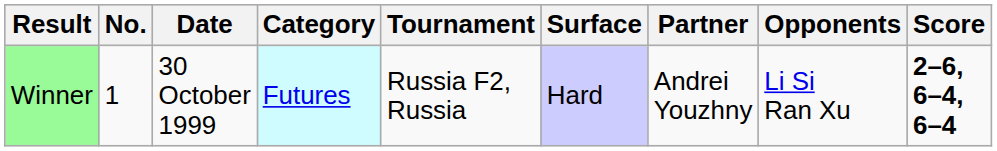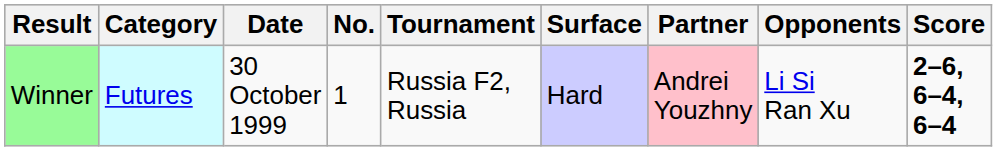columns swapped: (126, 25) <-> (319, 25)
(703, 95) no background -> (703, 95) pink background
